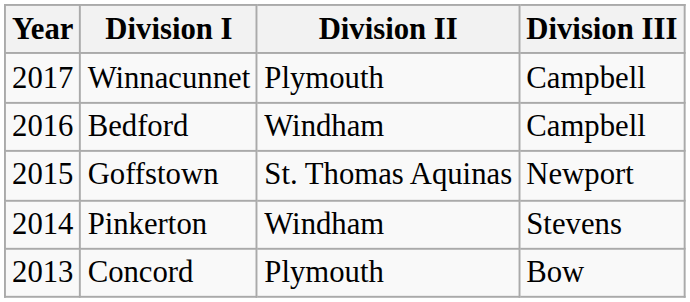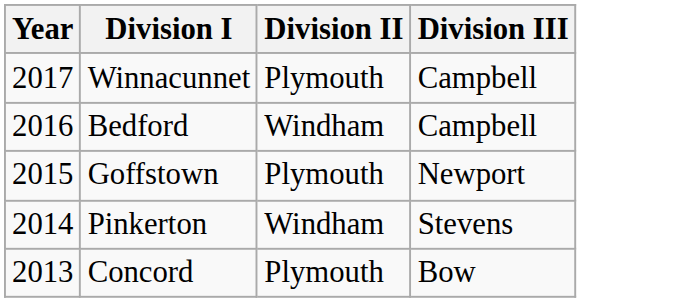(388, 175) St. Thomas Aquinas -> (324, 175) Plymouth
